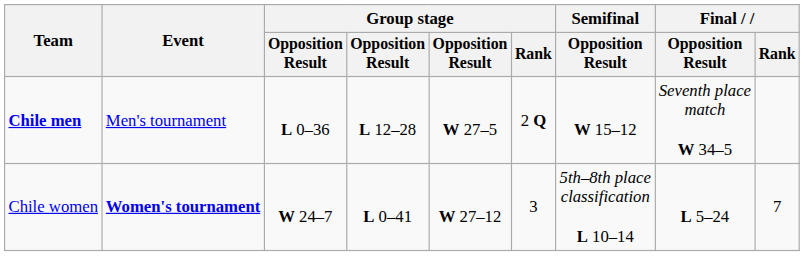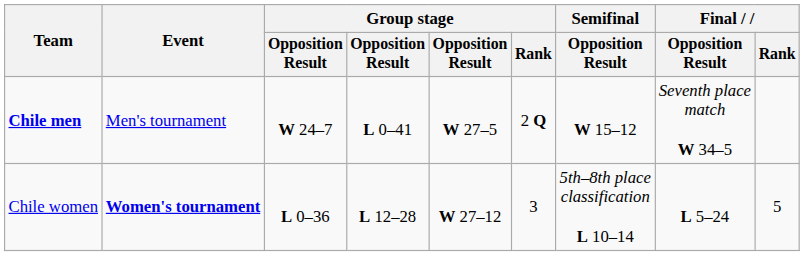(305, 130) L 0–36 -> (305, 130) W 24–7
(388, 130) L 12–28 -> (388, 130) L 0–41
(305, 216) W 24–7 -> (305, 216) L 0–36
(388, 216) L 0–41 -> (388, 216) L 12–28
(777, 207) 7 -> (777, 207) 5
